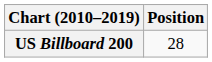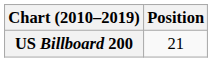(176, 43) 28 -> (176, 43) 21
